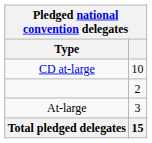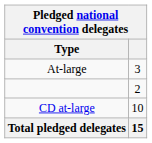rows swapped: (67, 68) <-> (67, 108)
